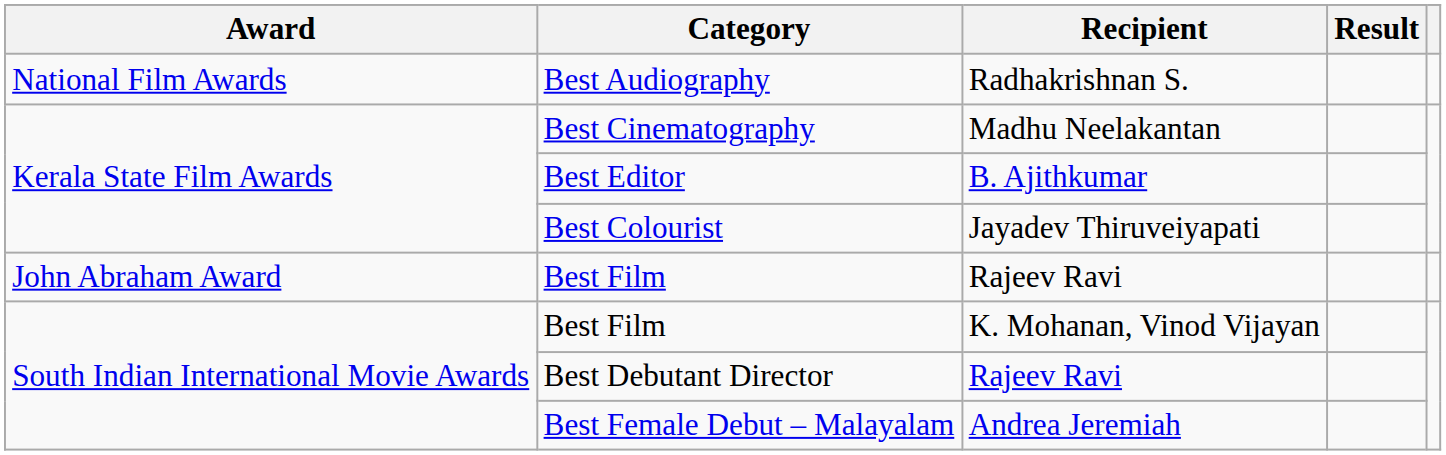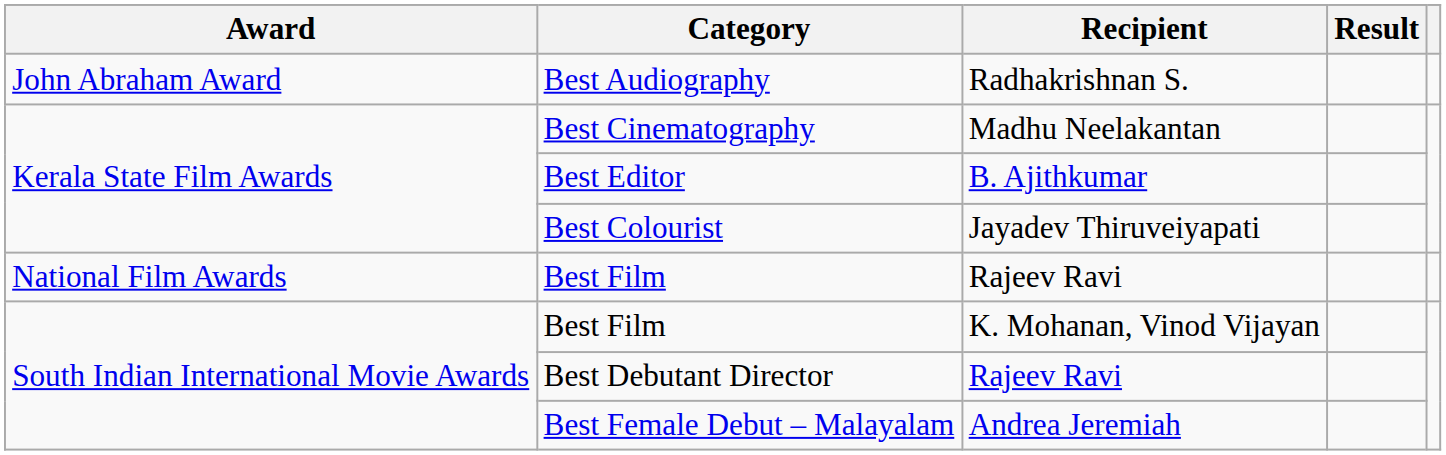(149, 78) National Film Awards -> (147, 78) John Abraham Award
(147, 276) John Abraham Award -> (149, 276) National Film Awards
